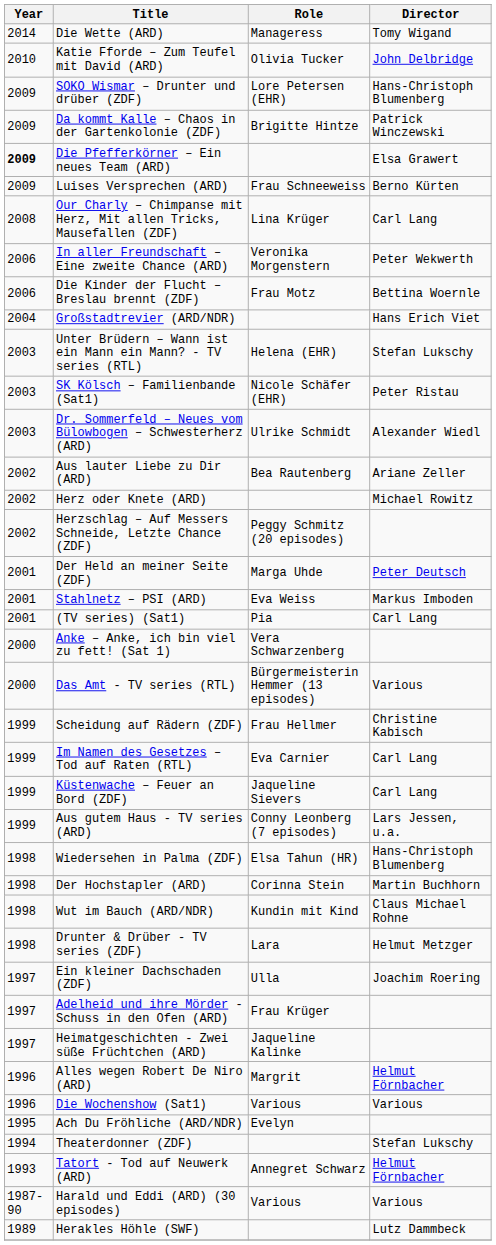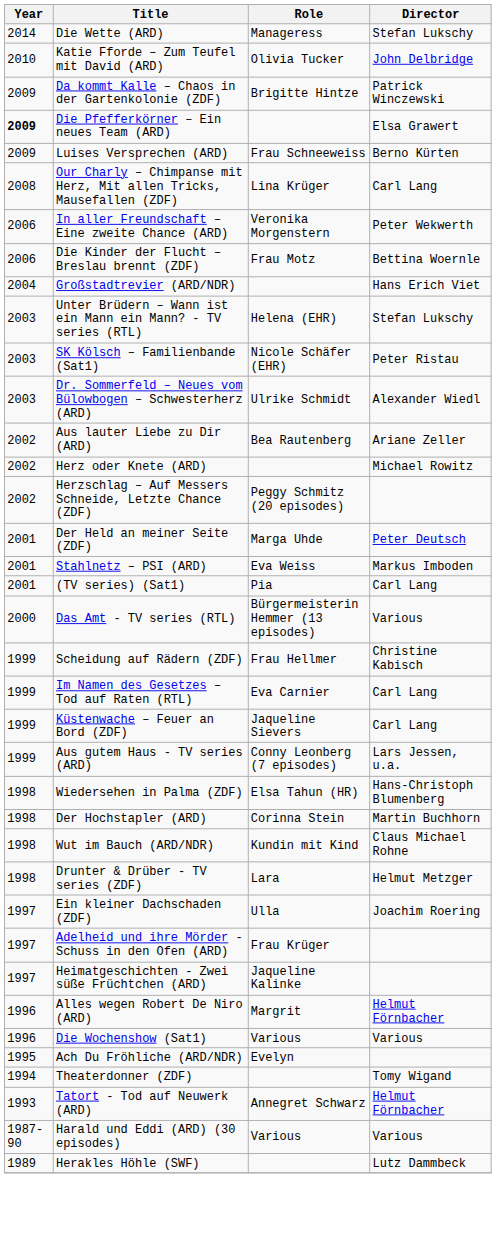(412, 34) Tomy Wigand -> (423, 34) Stefan Lukschy
- row: (146, 93)
- row: (146, 646)
(423, 1144) Stefan Lukschy -> (412, 1077) Tomy Wigand
